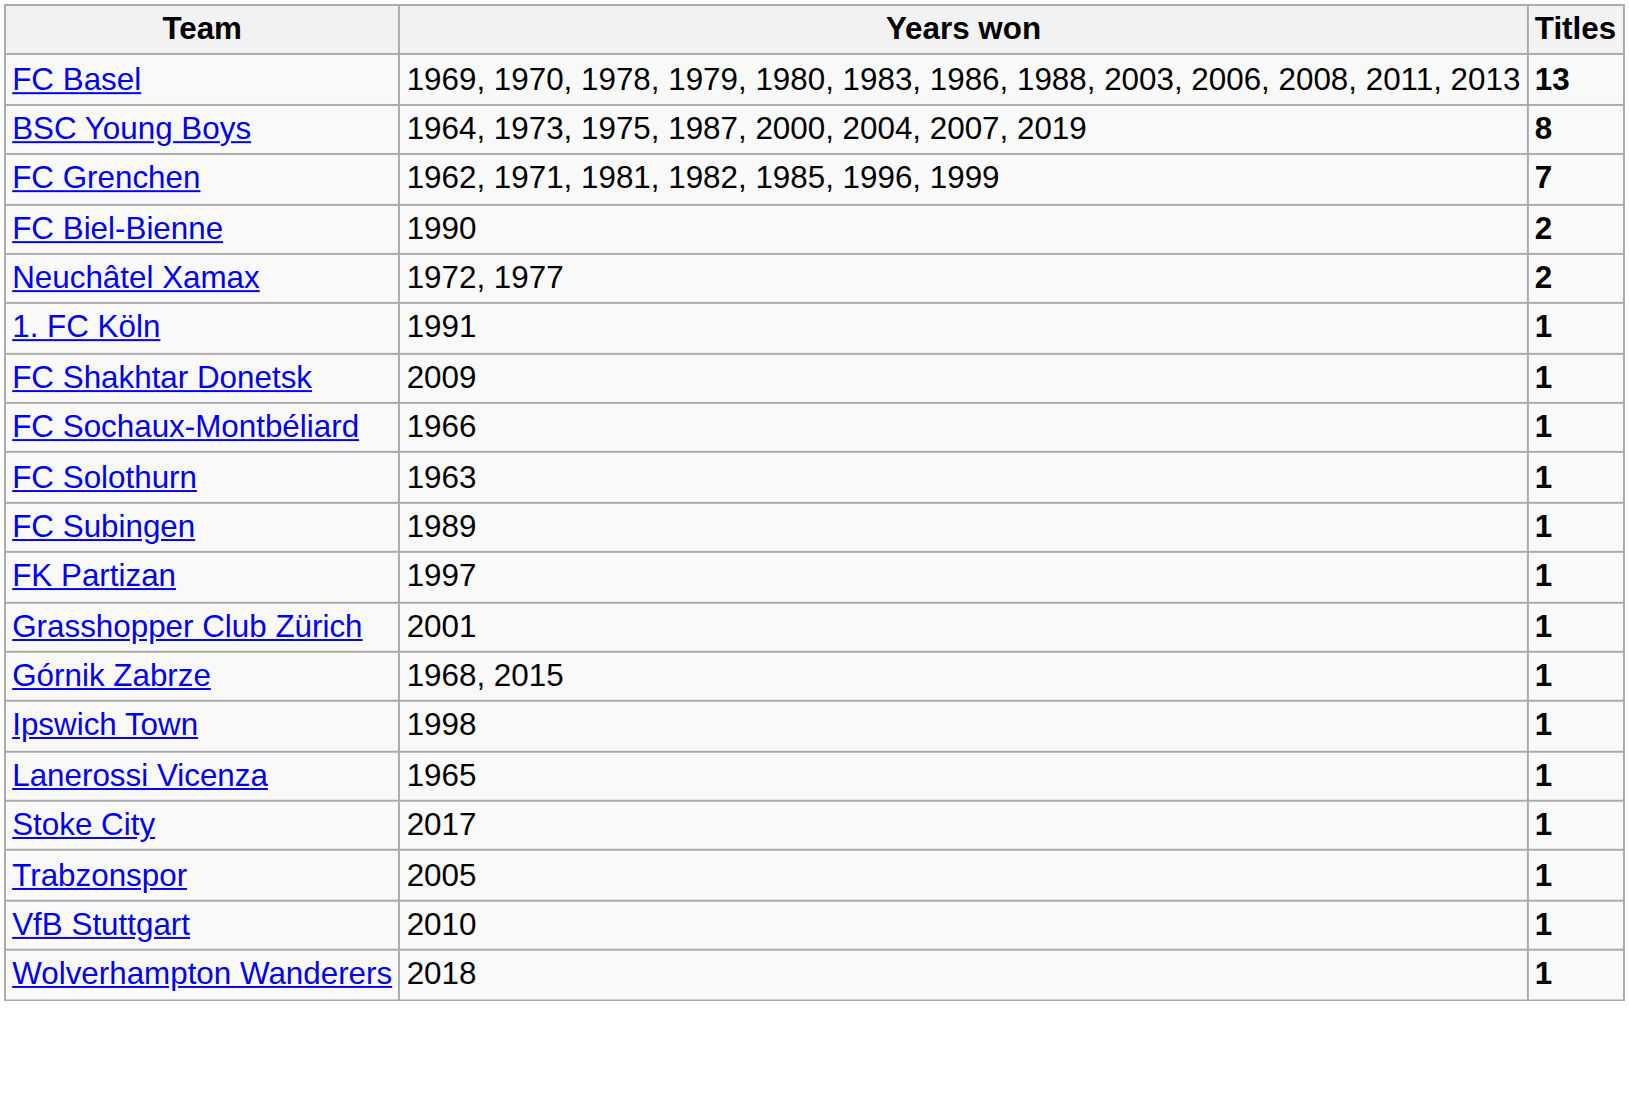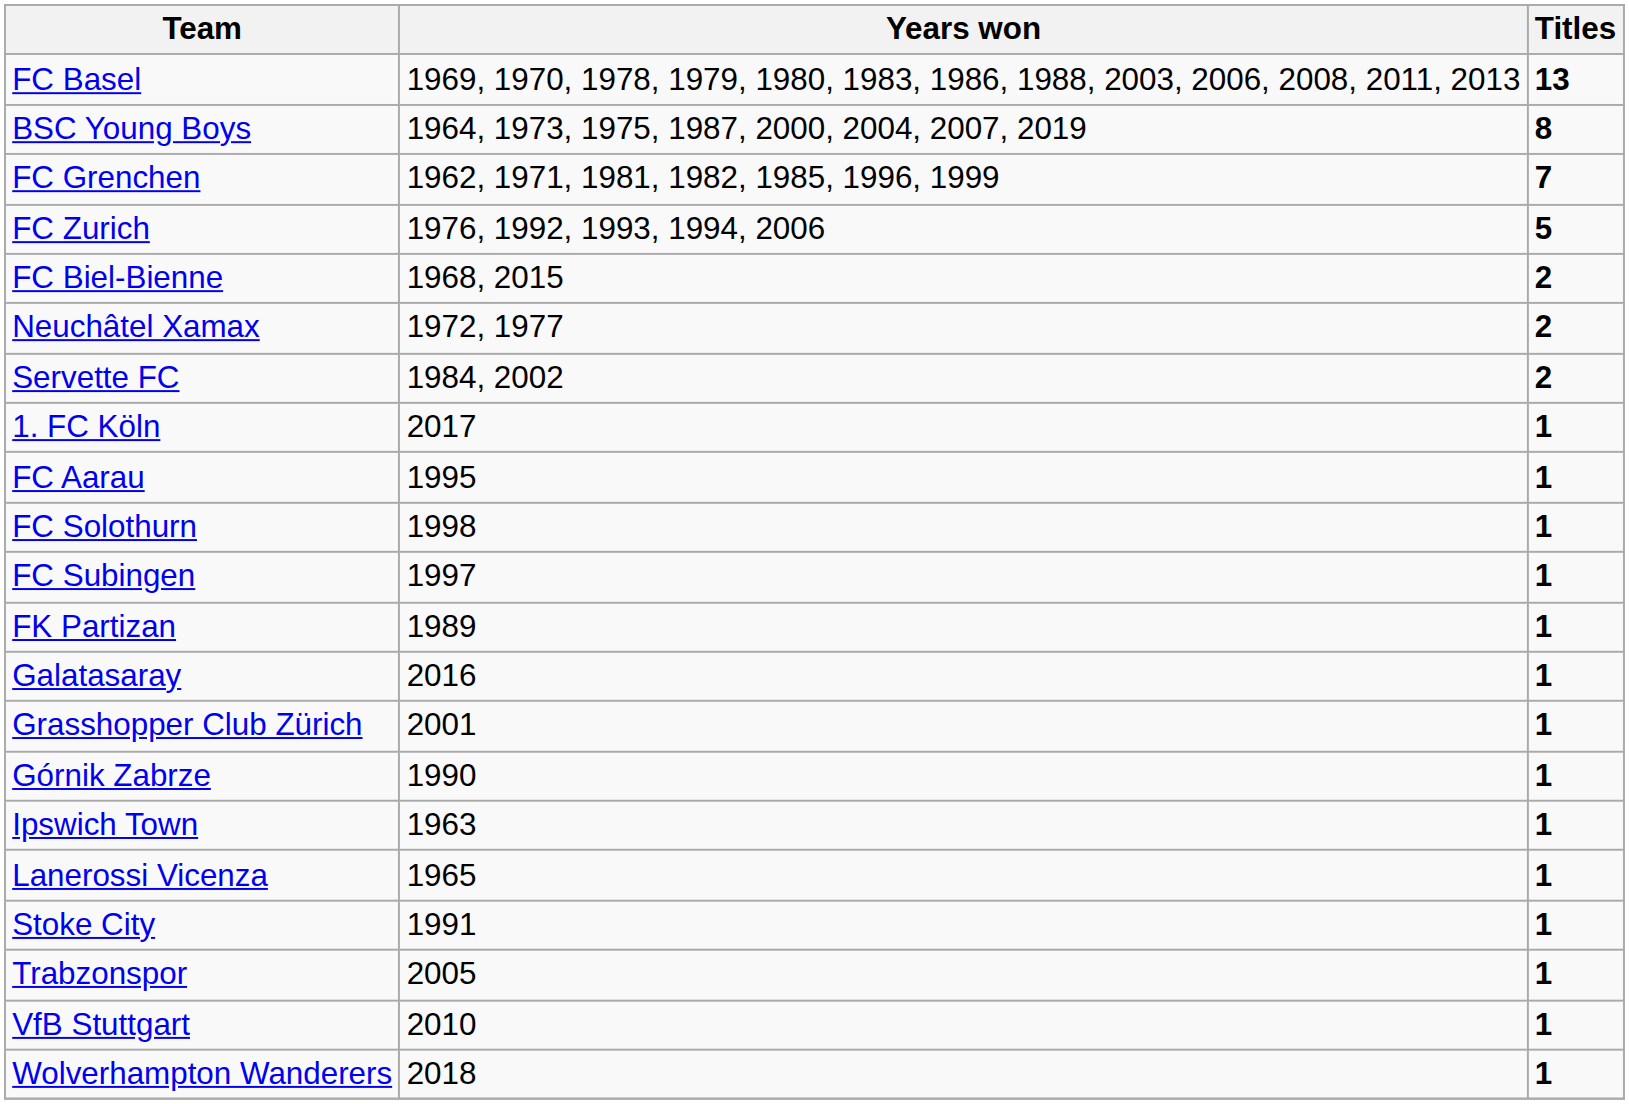+ row: (81, 228)
(442, 228) 1990 -> (485, 278) 1968, 2015
+ row: (96, 377)
(442, 327) 1991 -> (442, 427) 2017
+ row: (78, 476)
- row: (162, 377)
- row: (186, 427)
(442, 476) 1963 -> (442, 526) 1998
(442, 526) 1989 -> (442, 576) 1997
(442, 576) 1997 -> (442, 626) 1989
+ row: (97, 675)
(485, 675) 1968, 2015 -> (442, 775) 1990
(442, 725) 1998 -> (442, 825) 1963
(442, 825) 2017 -> (442, 924) 1991
